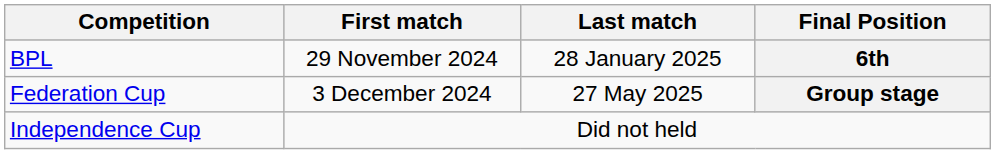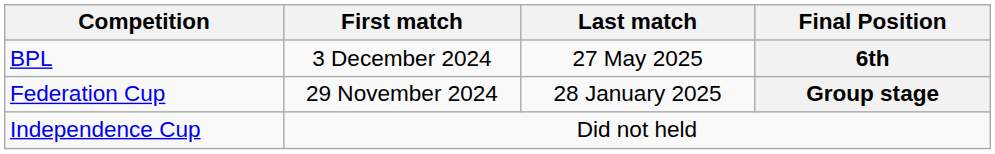(402, 58) 29 November 2024 -> (402, 58) 3 December 2024
(638, 58) 28 January 2025 -> (638, 58) 27 May 2025
(402, 93) 3 December 2024 -> (402, 93) 29 November 2024
(638, 93) 27 May 2025 -> (638, 93) 28 January 2025
